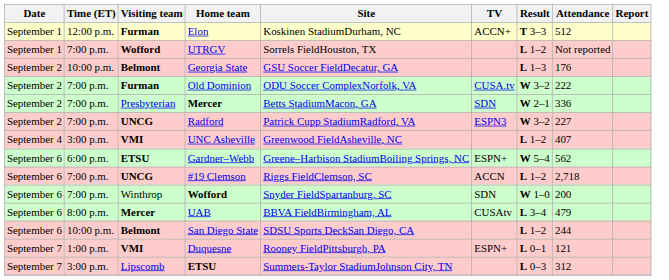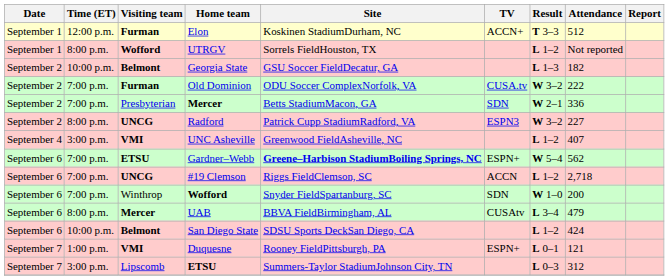(88, 49) 7:00 p.m. -> (88, 49) 8:00 p.m.
(563, 67) 176 -> (576, 67) 182
(88, 121) 7:00 p.m. -> (88, 121) 8:00 p.m.
(88, 158) 6:00 p.m. -> (88, 158) 7:00 p.m.
(366, 158) normal -> (373, 158) bold
(563, 230) 244 -> (576, 230) 424
